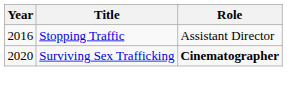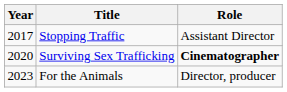(20, 35) 2016 -> (20, 35) 2017
+ row: (81, 76)
